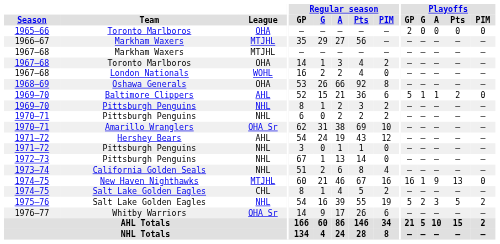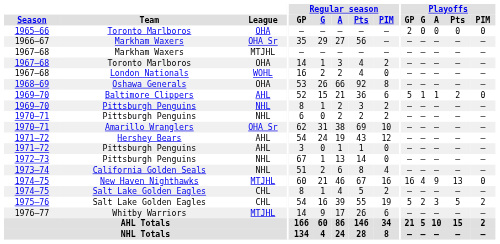(263, 41) MTJHL -> (263, 41) OHA Sr
(263, 149) NHL -> (263, 149) AHL
(423, 181) 1 -> (423, 181) 4
(263, 202) NHL -> (263, 202) CHL
(263, 213) OHA Sr -> (263, 213) MTJHL
